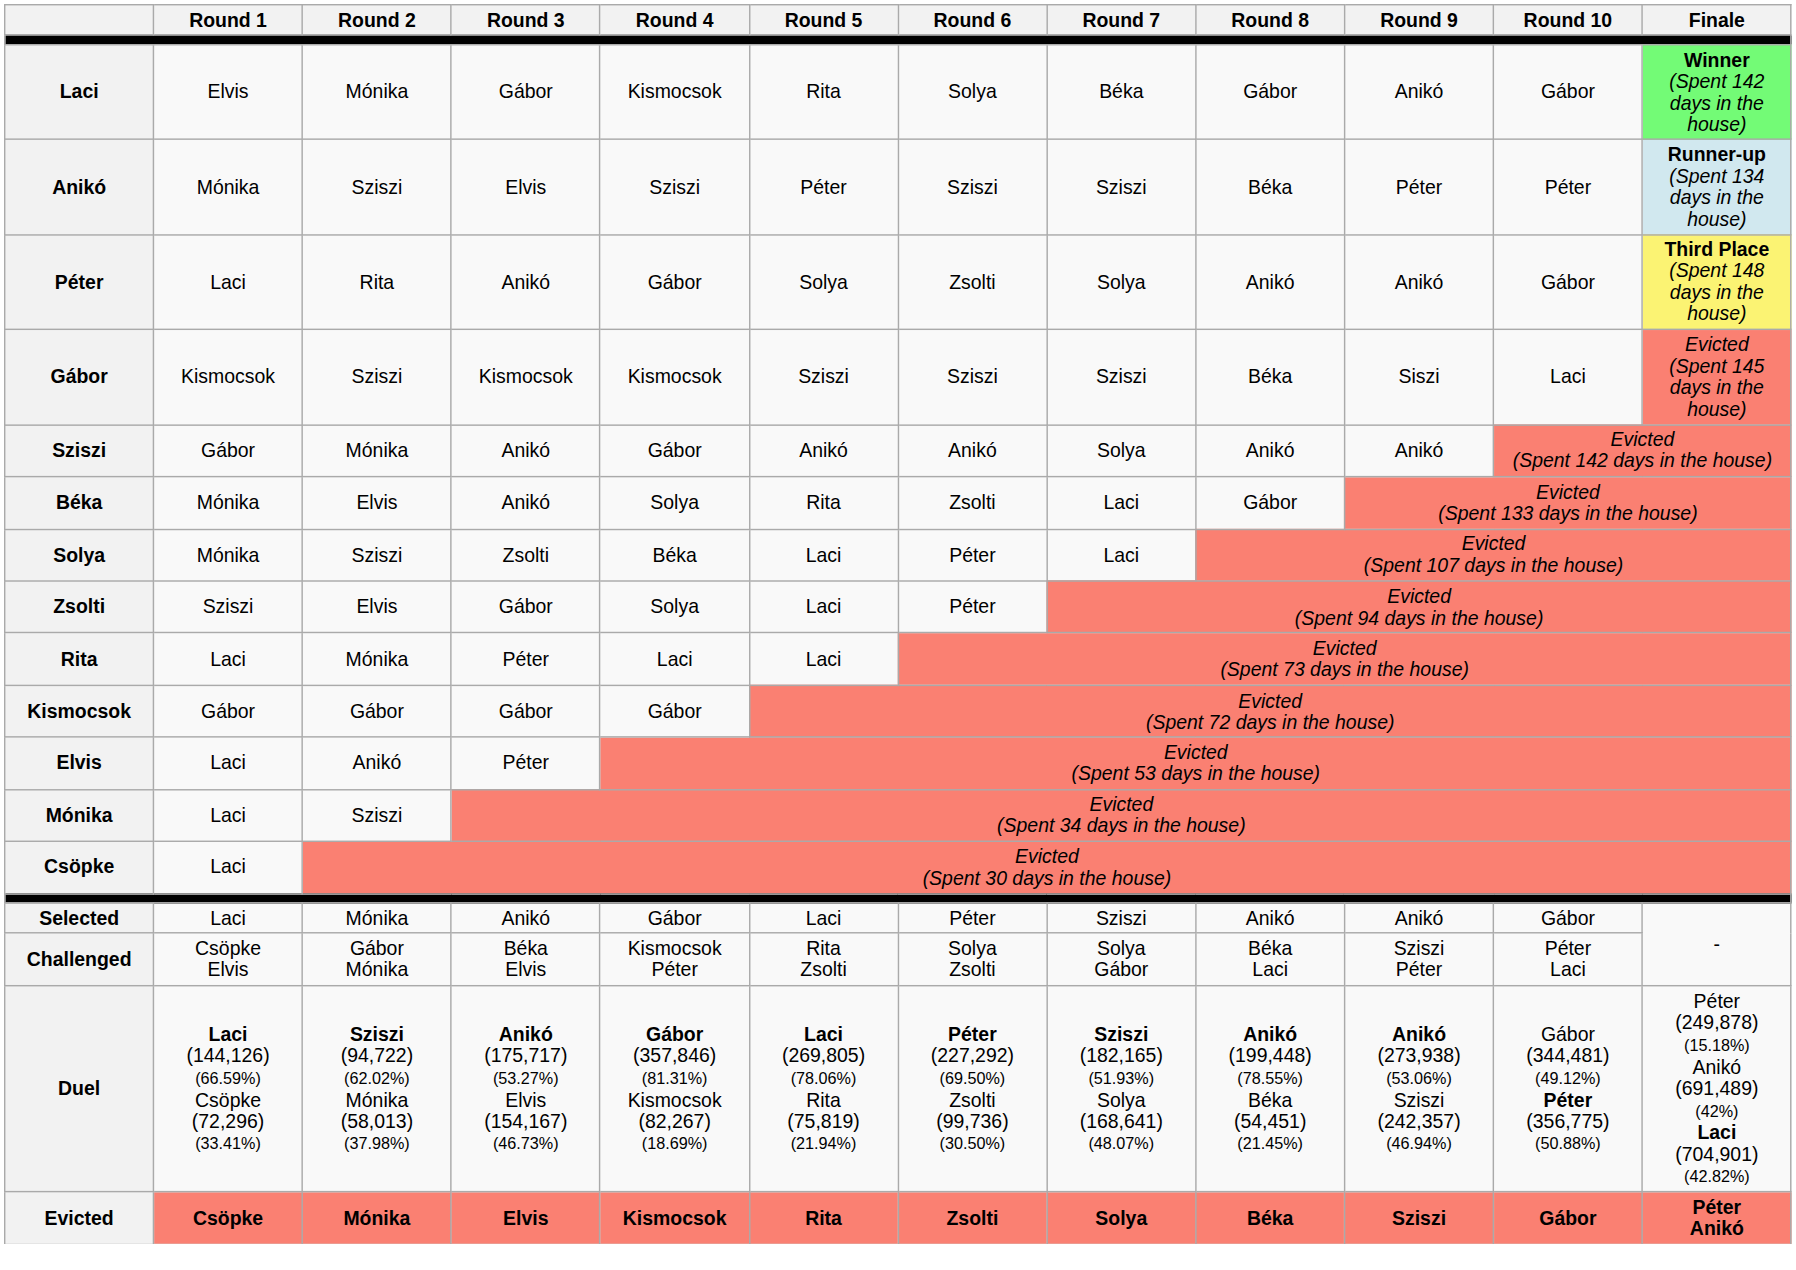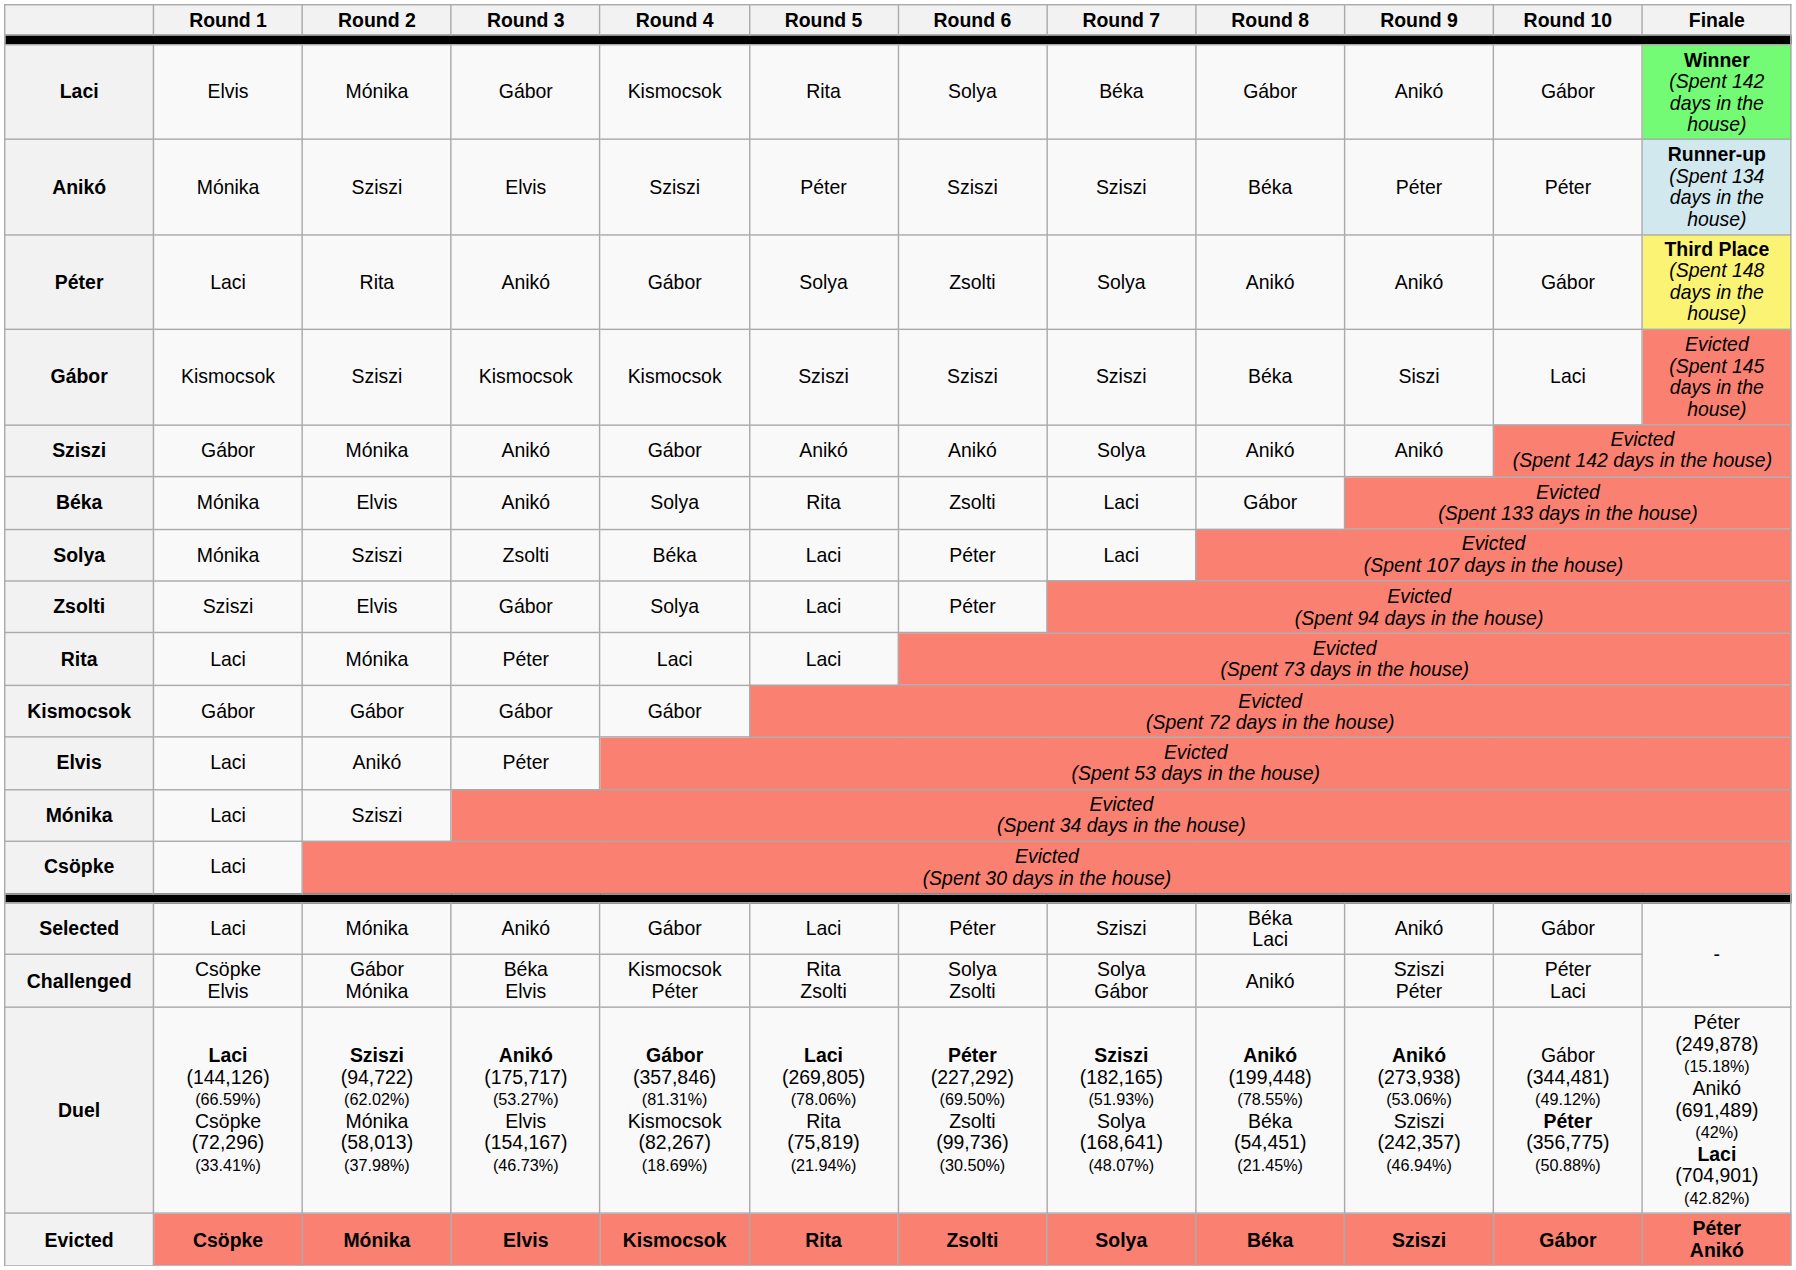(1270, 918) Anikó -> (1270, 928) Béka Laci
(1270, 959) Béka Laci -> (1270, 981) Anikó
